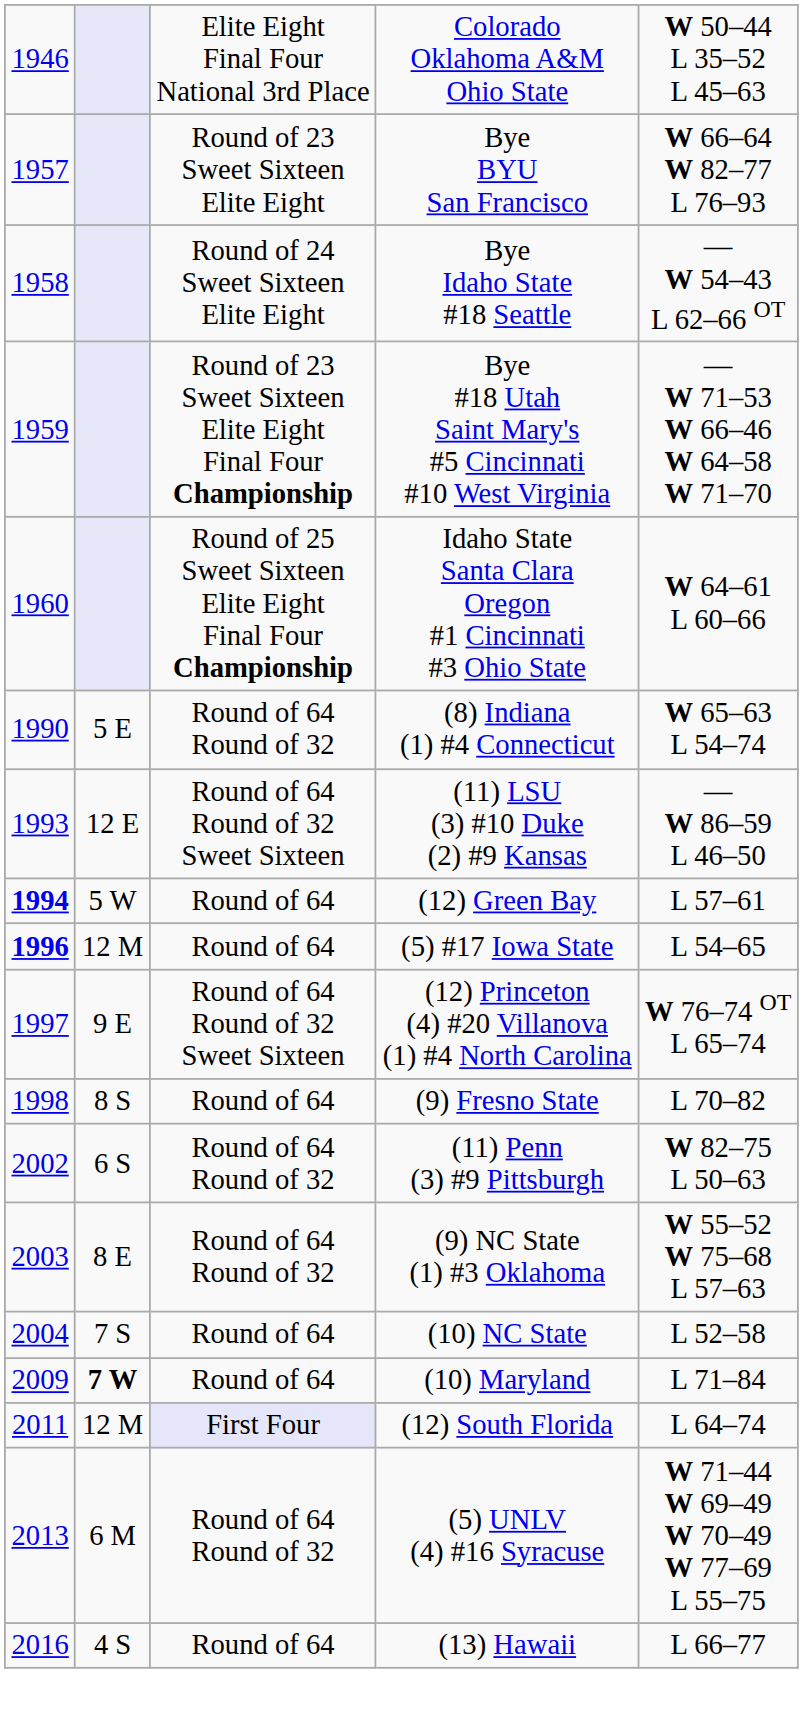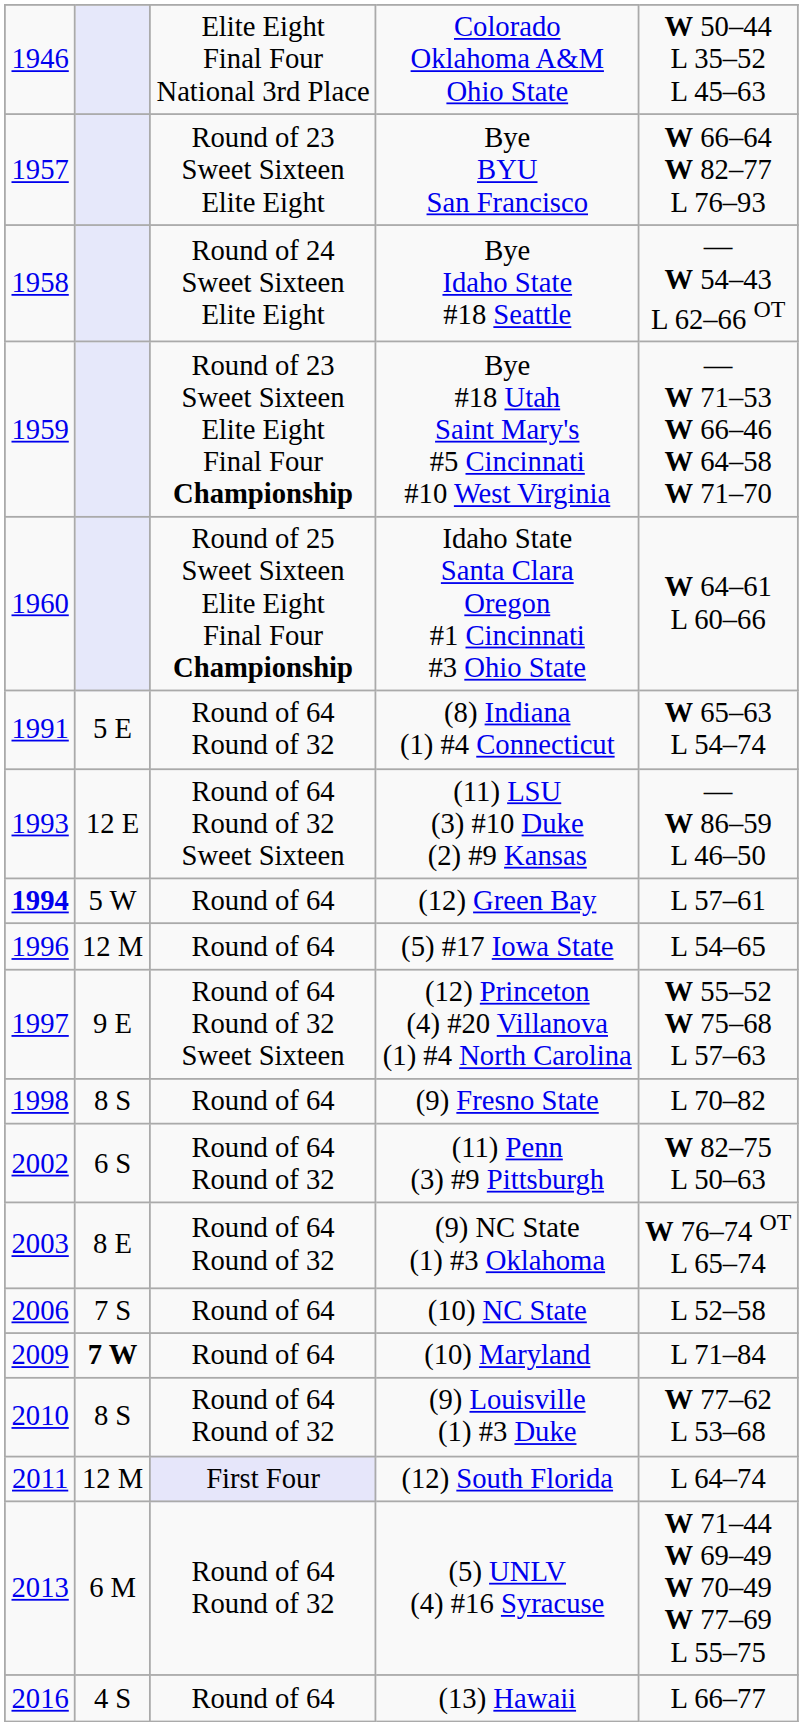(40, 729) 1990 -> (40, 729) 1991
(40, 946) bold -> (40, 946) normal
(718, 1023) W 76–74 OT L 65–74 -> (718, 1023) W 55–52 W 75–68 L 57–63
(718, 1256) W 55–52 W 75–68 L 57–63 -> (718, 1244) W 76–74 OT L 65–74
(40, 1334) 2004 -> (40, 1309) 2006
+ row: (507, 1416)
